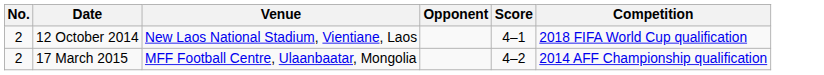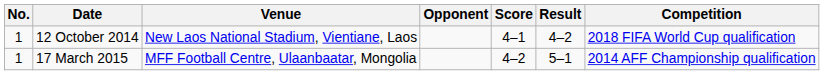+ column: (560, 15)
(19, 37) 2 -> (19, 37) 1
(19, 59) 2 -> (19, 59) 1
